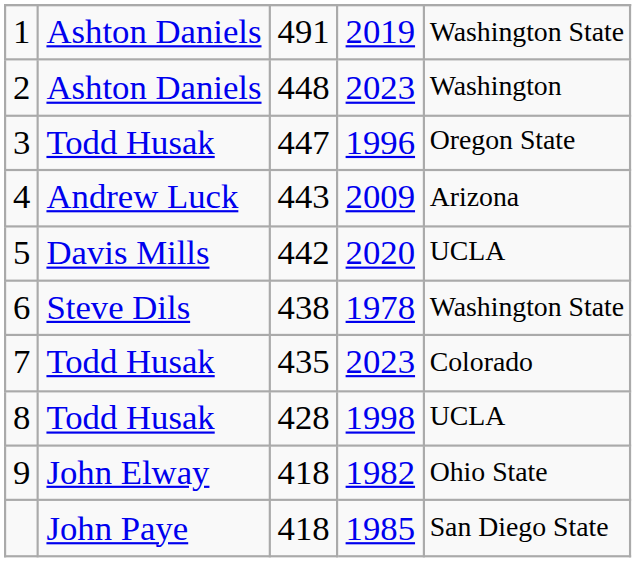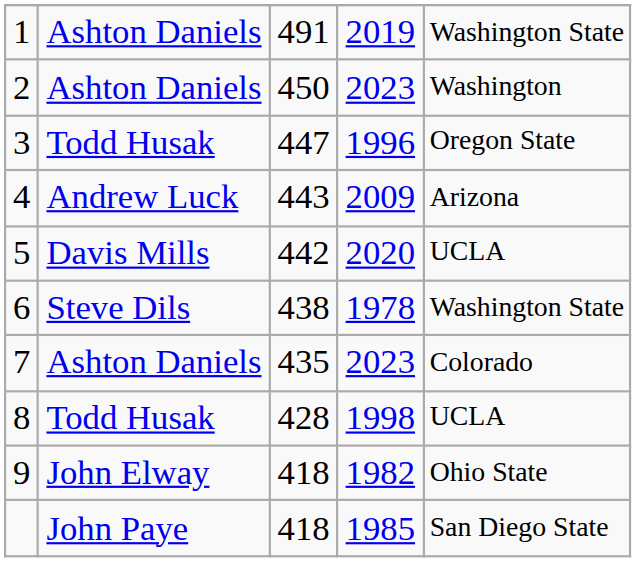(304, 87) 448 -> (304, 87) 450
(131, 362) Todd Husak -> (154, 362) Ashton Daniels
